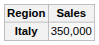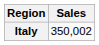(71, 31) 350,000 -> (71, 31) 350,002
